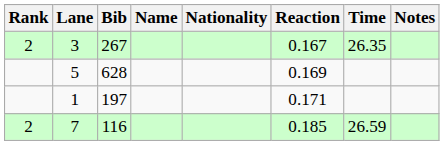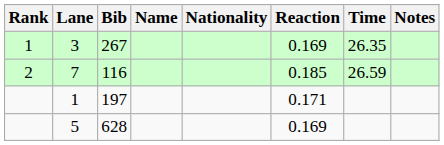(28, 45) 2 -> (28, 45) 1
(308, 45) 0.167 -> (308, 45) 0.169
rows swapped: (75, 126) <-> (75, 72)
